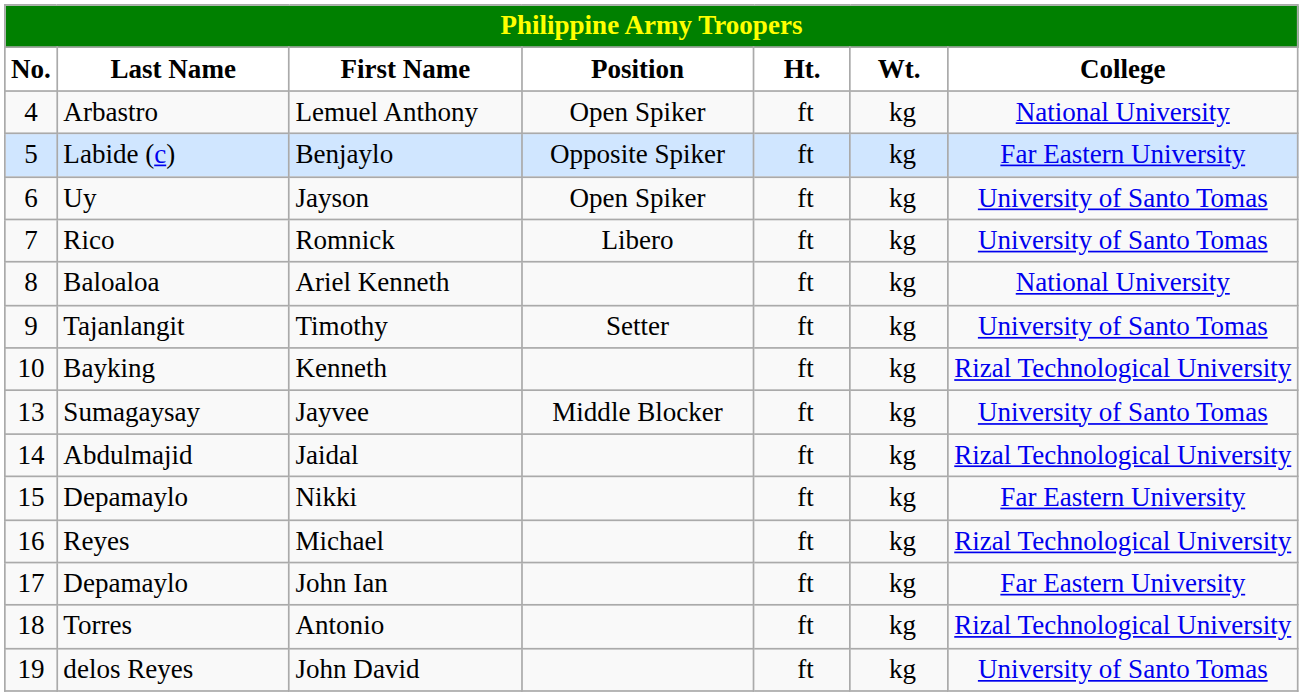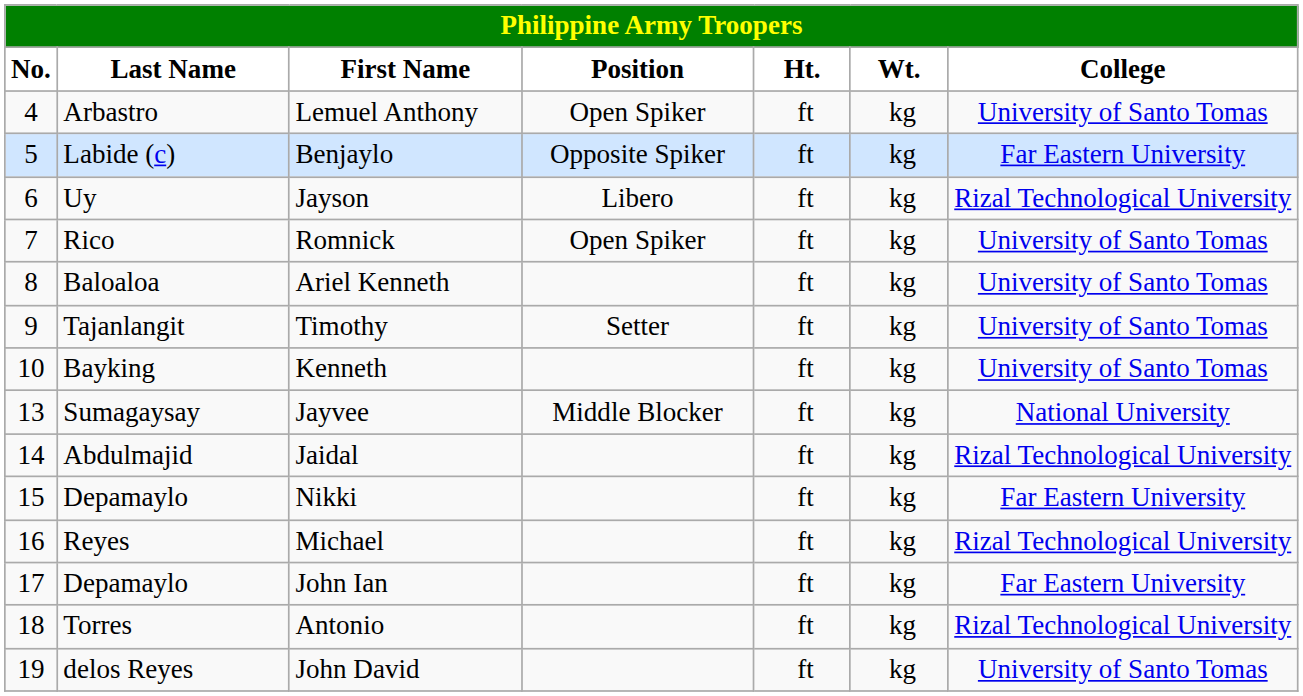(1123, 111) National University -> (1123, 111) University of Santo Tomas
(638, 197) Open Spiker -> (638, 197) Libero
(1123, 197) University of Santo Tomas -> (1123, 197) Rizal Technological University
(638, 240) Libero -> (638, 240) Open Spiker
(1123, 283) National University -> (1123, 283) University of Santo Tomas
(1123, 369) Rizal Technological University -> (1123, 369) University of Santo Tomas
(1123, 411) University of Santo Tomas -> (1123, 411) National University
